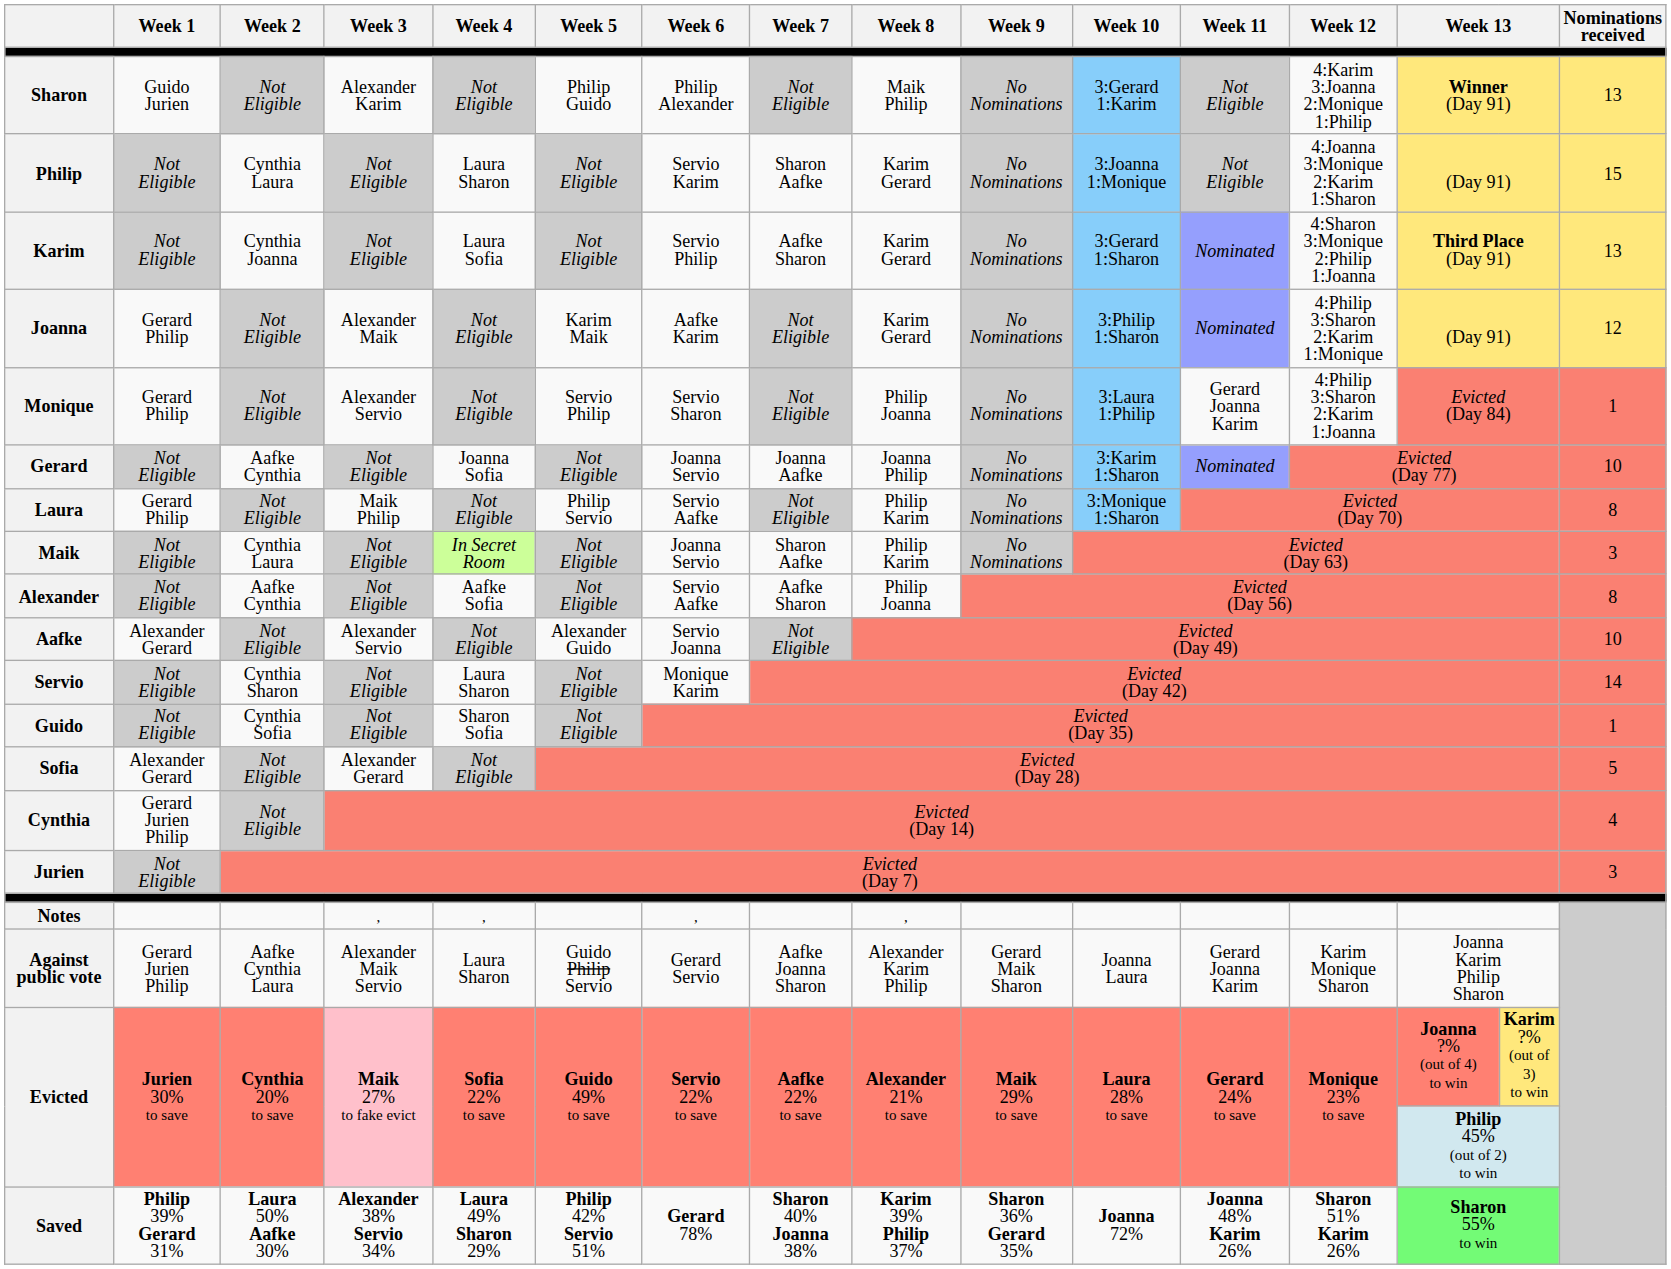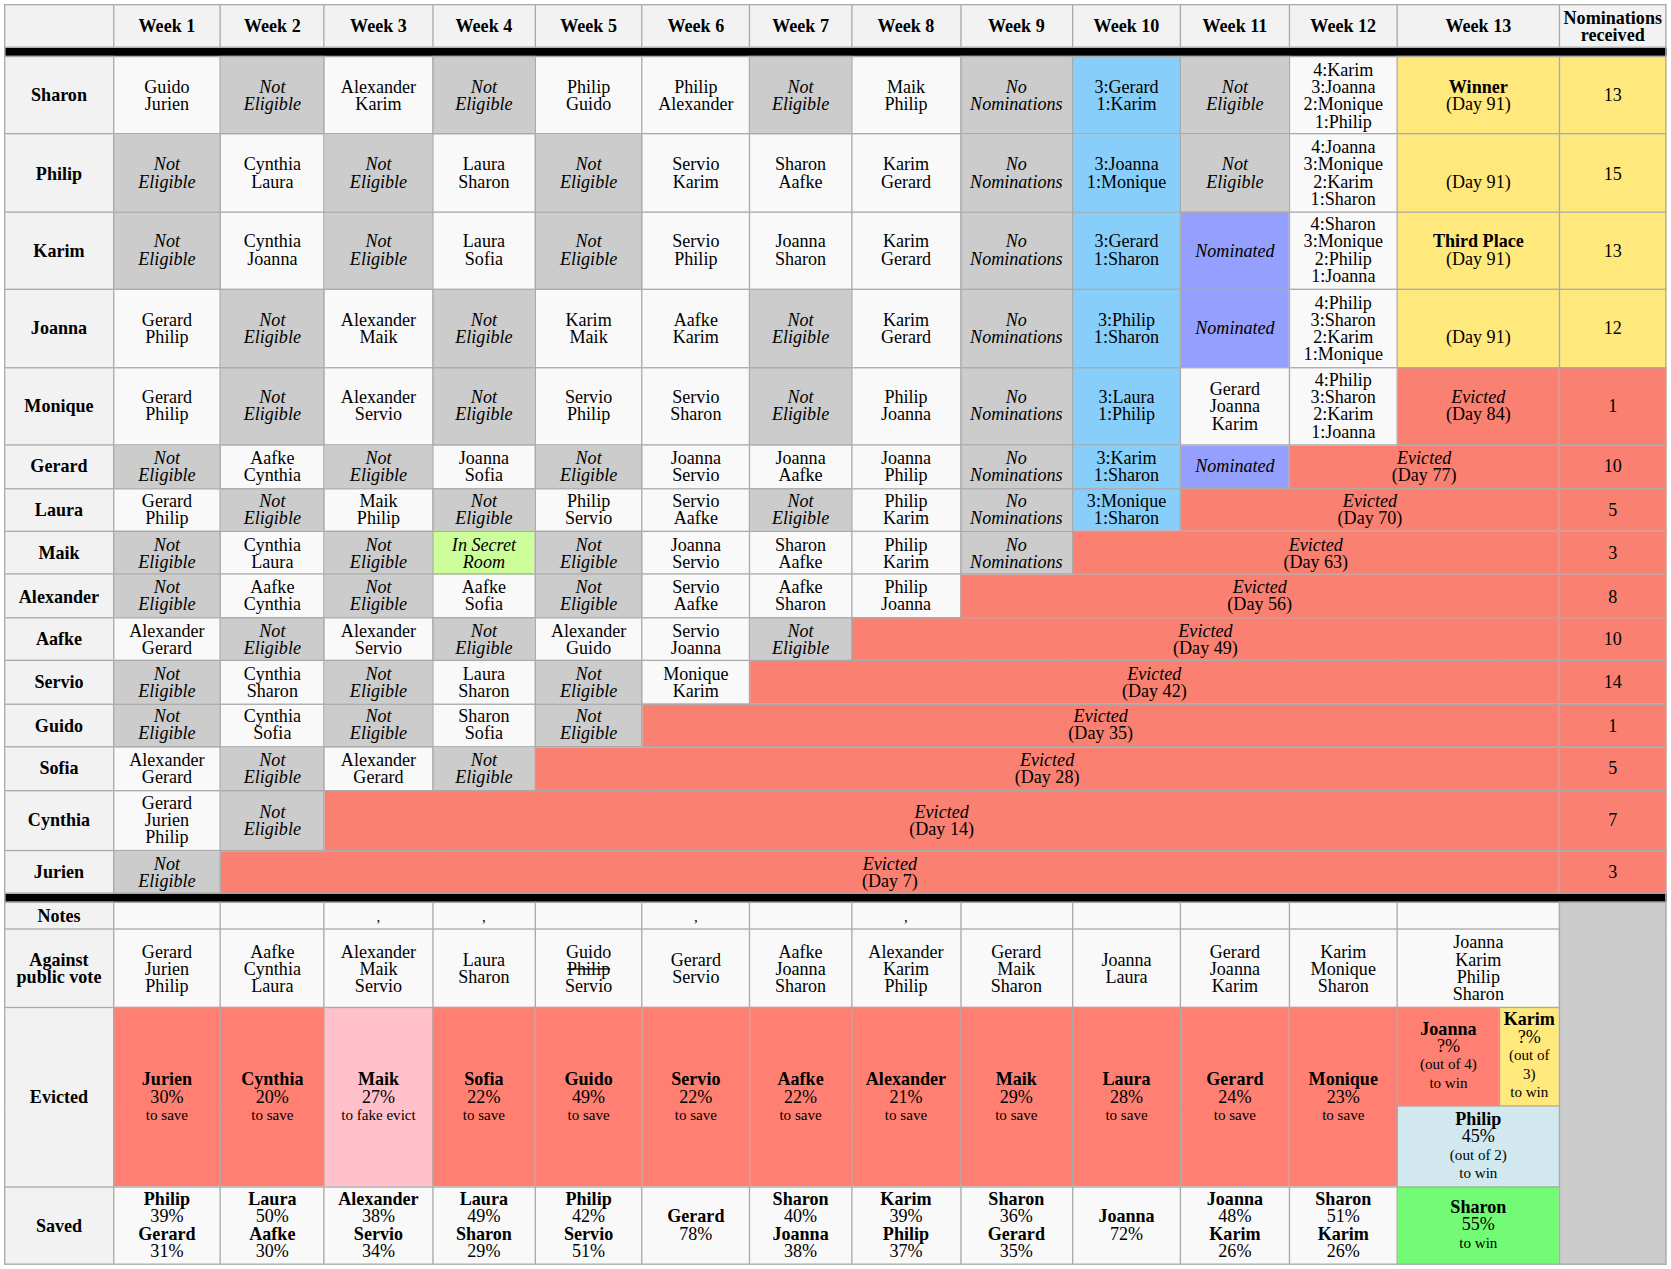(801, 250) Aafke Sharon -> (801, 250) Joanna Sharon
(1613, 509) 8 -> (1613, 509) 5
(1613, 820) 4 -> (1613, 820) 7
